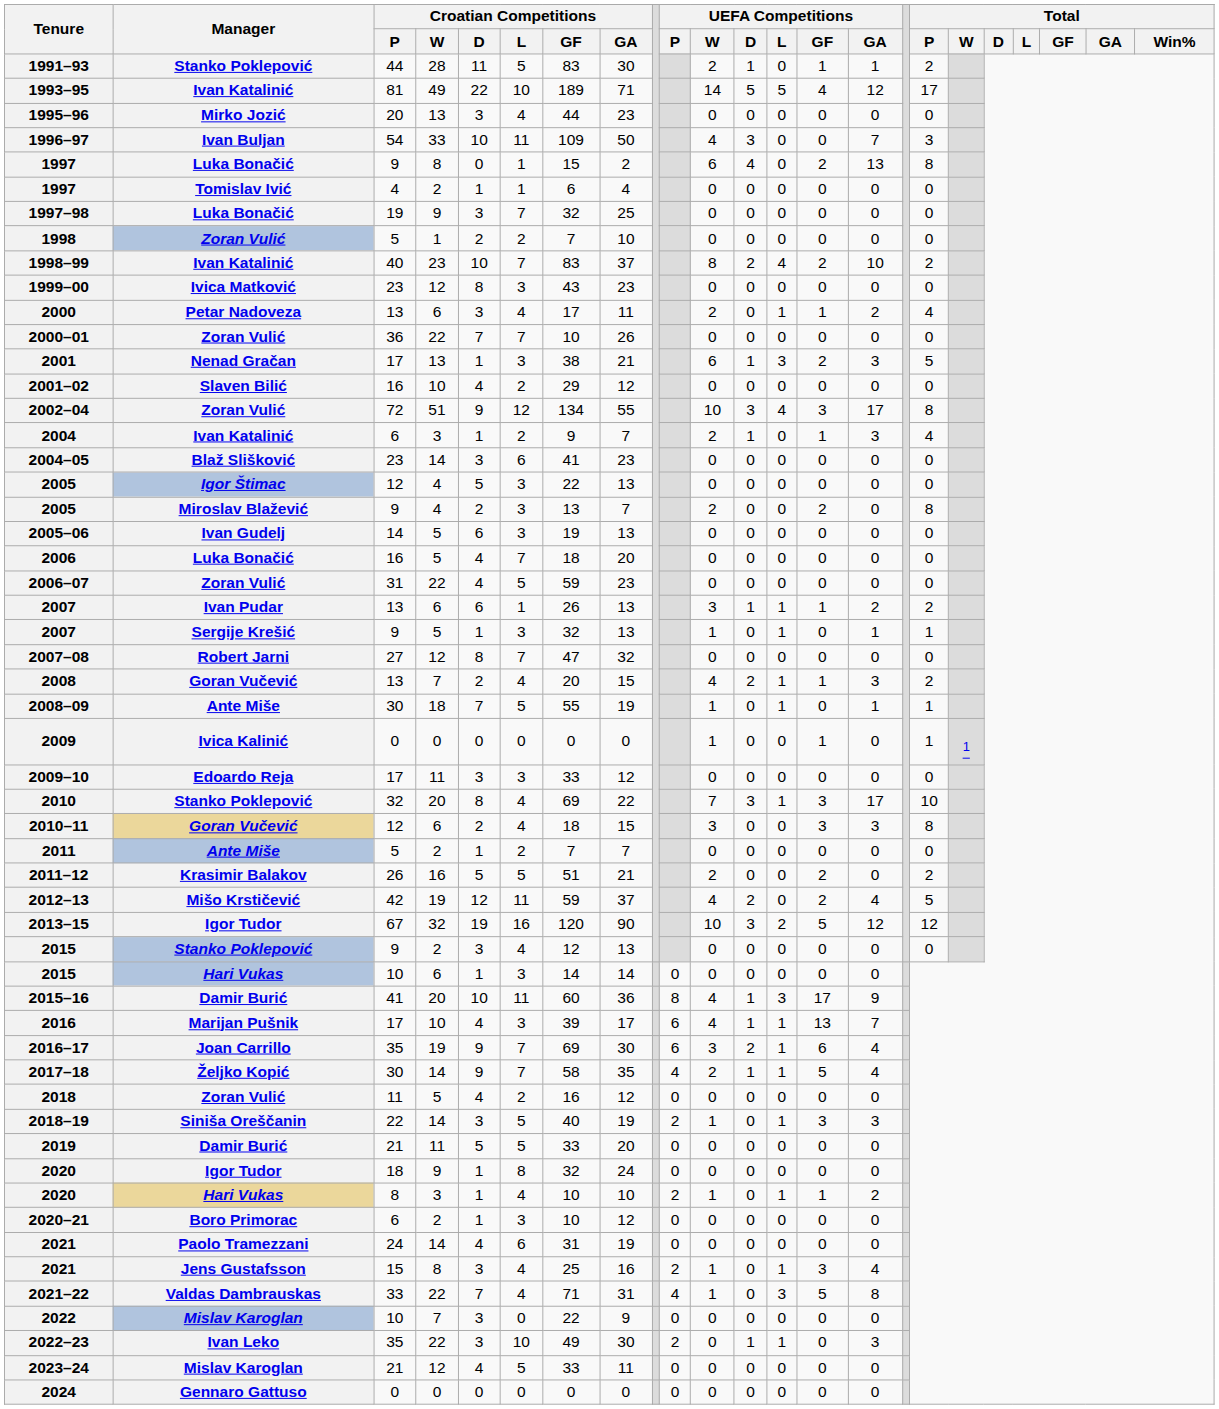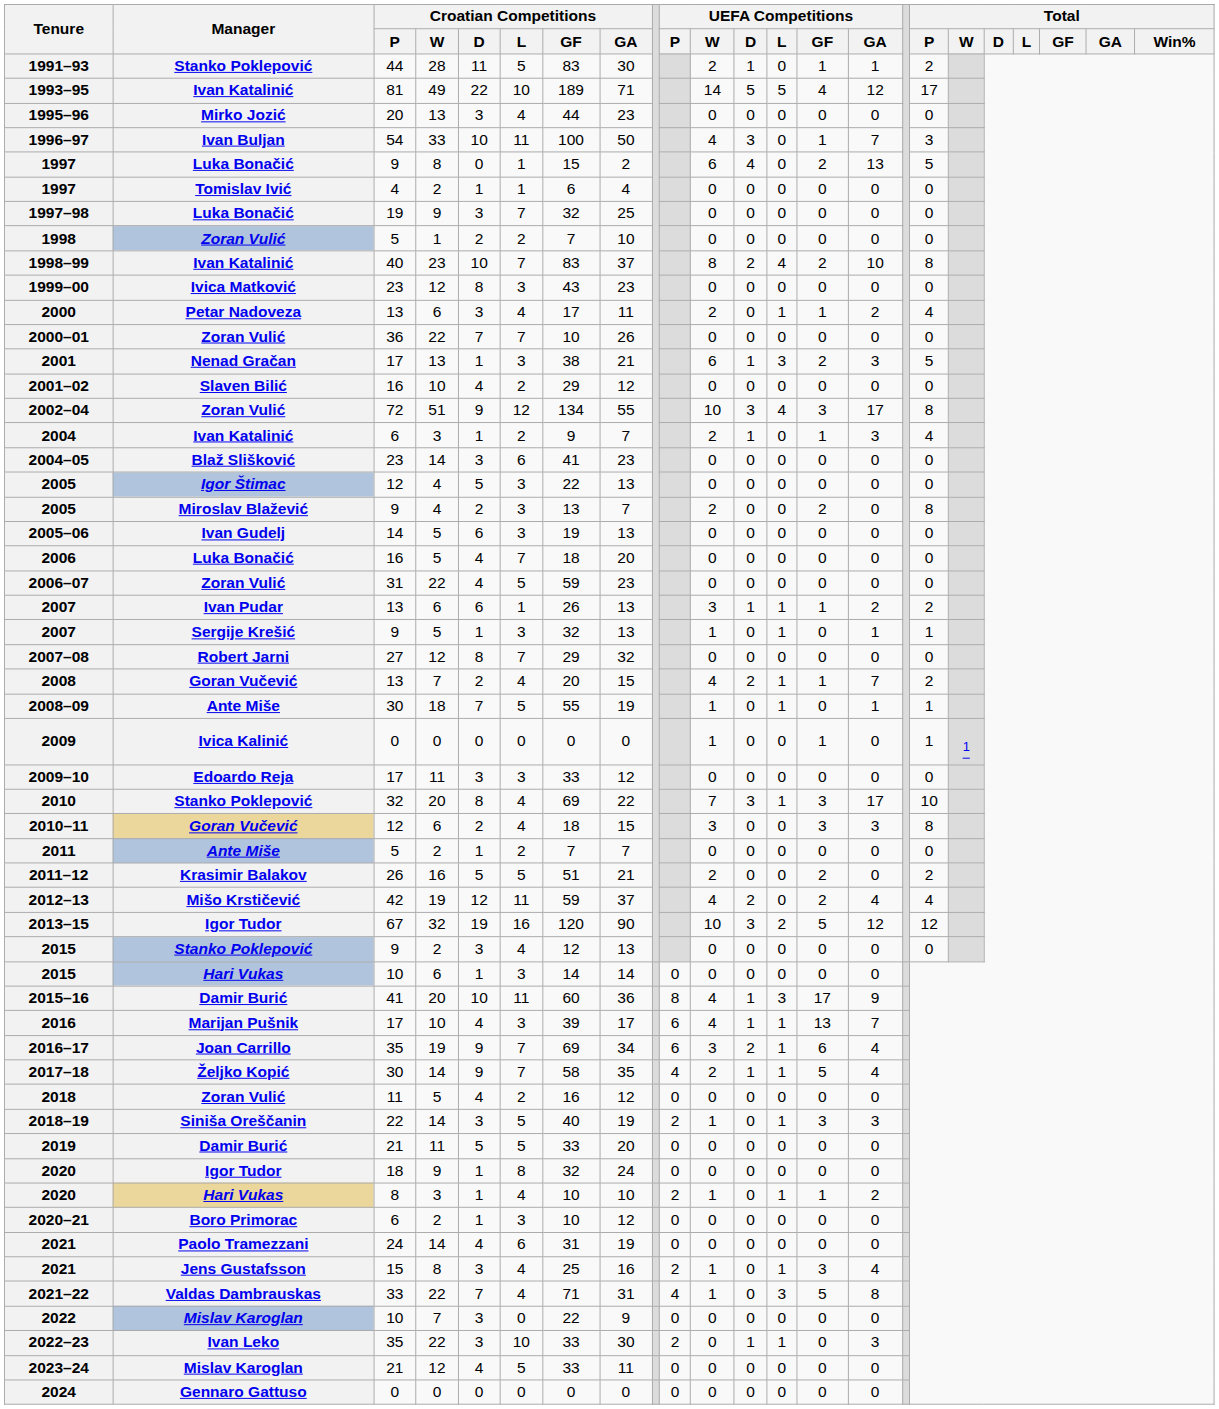(571, 139) 109 -> (571, 139) 100
(822, 139) 0 -> (822, 139) 1
(929, 164) 8 -> (929, 164) 5
(929, 262) 2 -> (929, 262) 8
(571, 656) 47 -> (571, 656) 29
(875, 681) 3 -> (875, 681) 7
(929, 899) 5 -> (929, 899) 4
(626, 1047) 30 -> (626, 1047) 34
(571, 1342) 49 -> (571, 1342) 33
